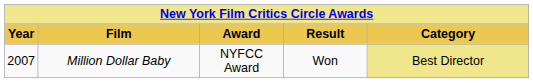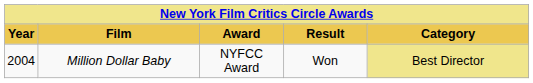(21, 61) 2007 -> (21, 61) 2004
